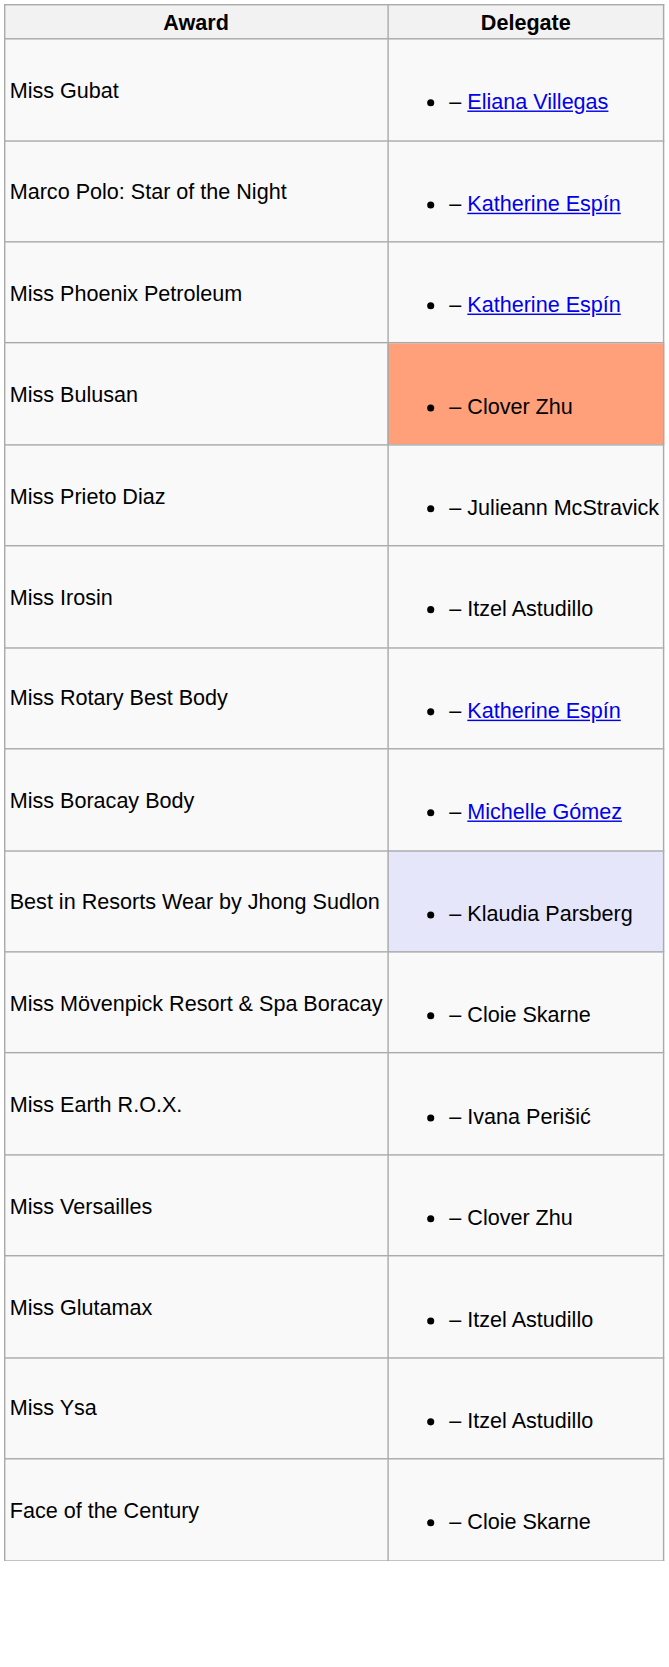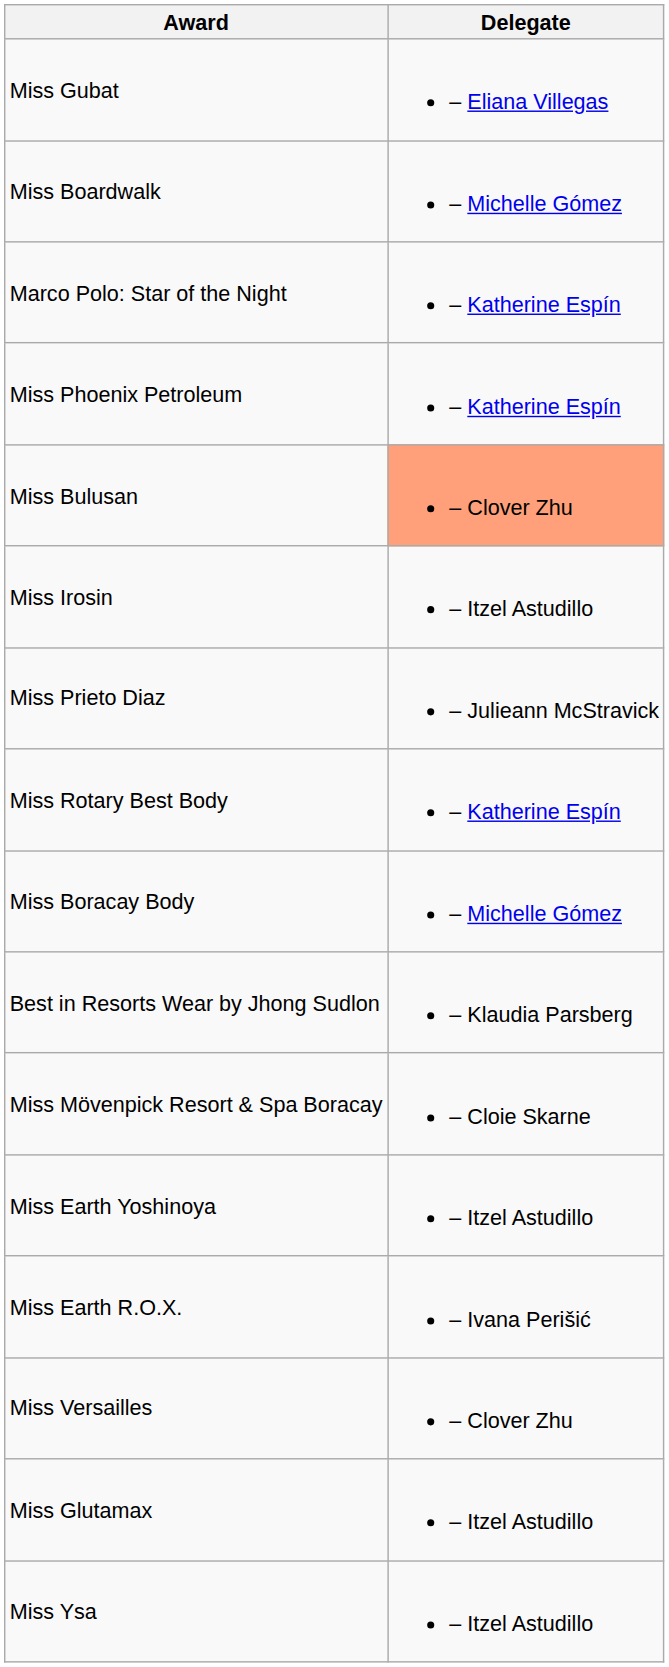+ row: (85, 191)
rows swapped: (61, 597) <-> (88, 496)
(526, 913) lavender background -> (526, 1015) no background
+ row: (113, 1206)
- row: (104, 1510)
